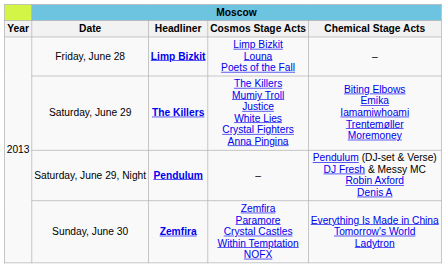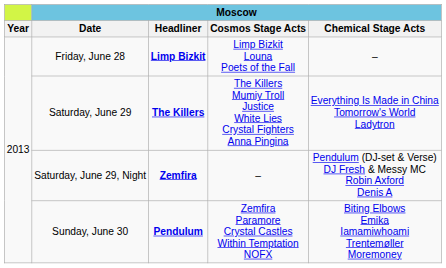(375, 113) Biting Elbows Emika Iamamiwhoami Trentemøller Moremoney -> (375, 113) Everything Is Made in China Tomorrow's World Ladytron
(178, 175) Pendulum -> (178, 175) Zemfira
(178, 232) Zemfira -> (178, 232) Pendulum
(375, 232) Everything Is Made in China Tomorrow's World Ladytron -> (375, 232) Biting Elbows Emika Iamamiwhoami Trentemøller Moremoney
